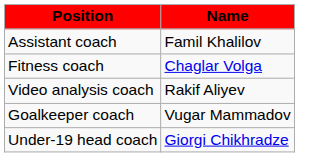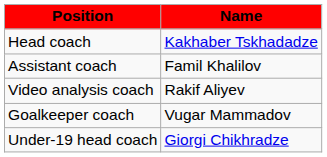+ row: (49, 41)
- row: (56, 66)
